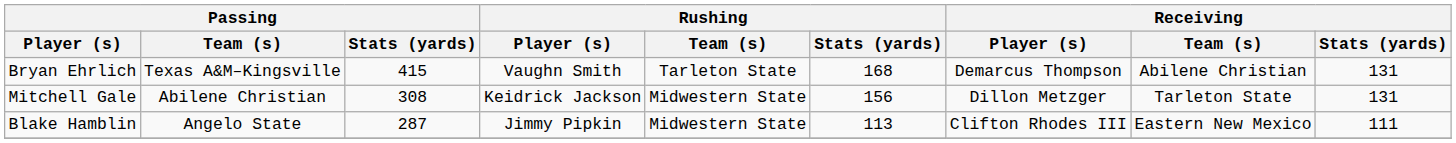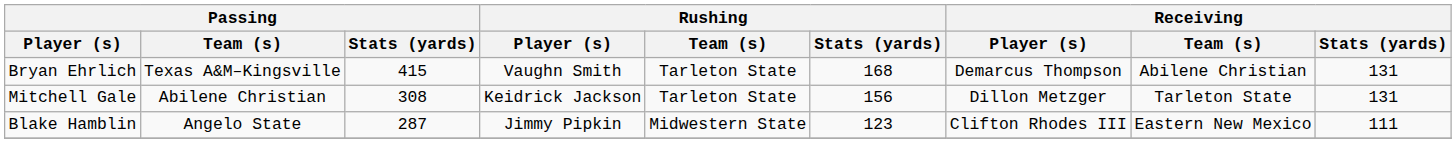(728, 98) Midwestern State -> (728, 98) Tarleton State
(878, 125) 113 -> (878, 125) 123
